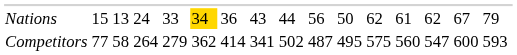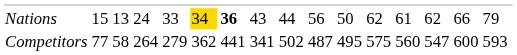(229, 18) normal -> (229, 18) bold
(462, 18) 67 -> (462, 18) 66
(233, 41) 414 -> (233, 41) 441
